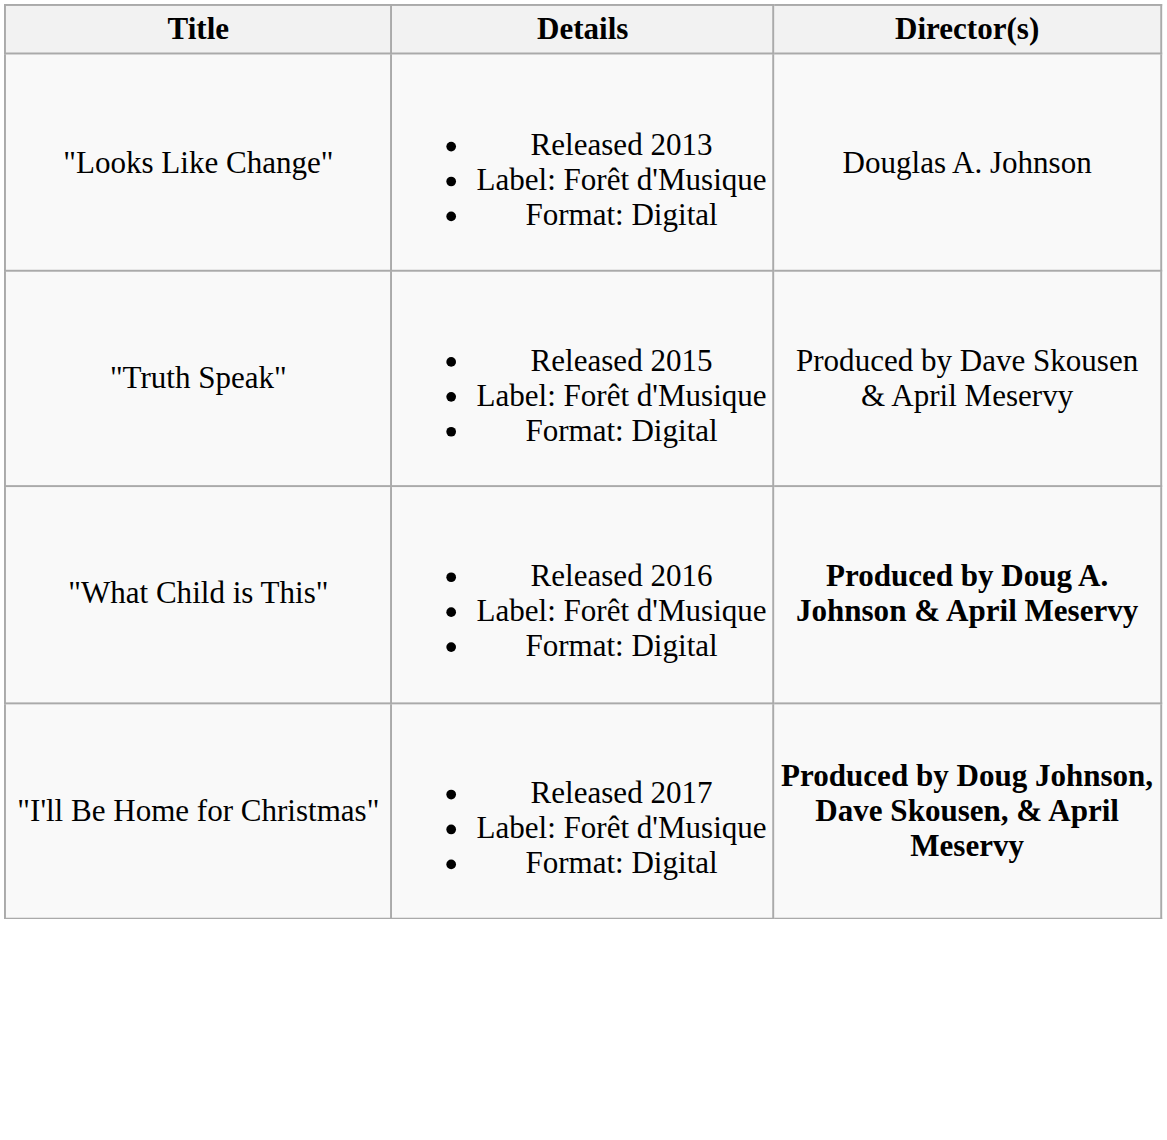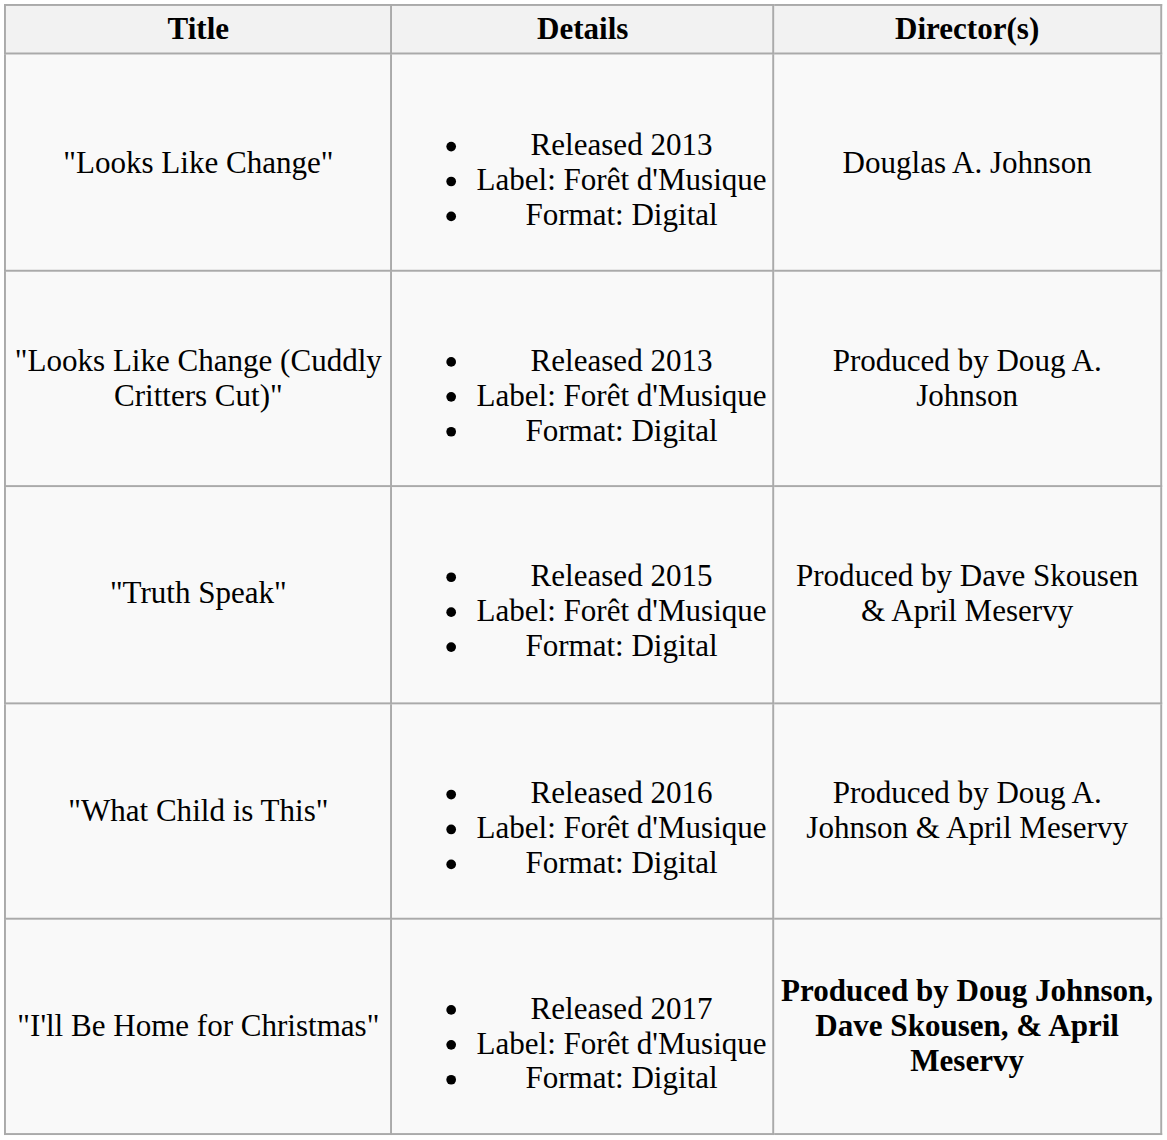+ row: (198, 377)
(967, 593) bold -> (967, 809) normal
